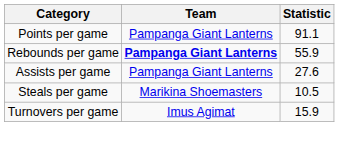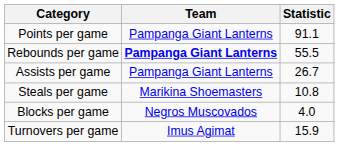(307, 53) 55.9 -> (307, 53) 55.5
(307, 72) 27.6 -> (307, 72) 26.7
(307, 92) 10.5 -> (307, 92) 10.8
+ row: (63, 111)
